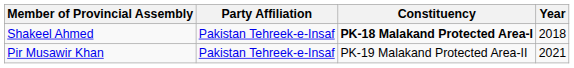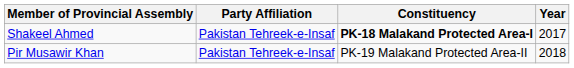(552, 33) 2018 -> (552, 33) 2017
(552, 53) 2021 -> (552, 53) 2018
